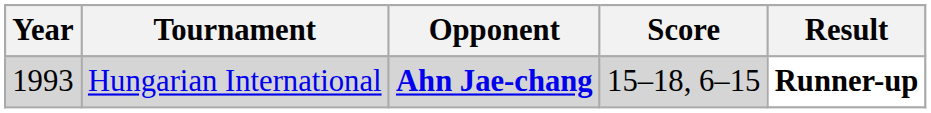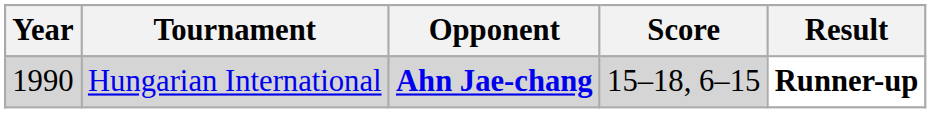(43, 80) 1993 -> (43, 80) 1990
